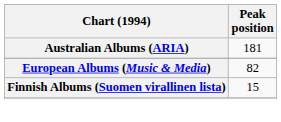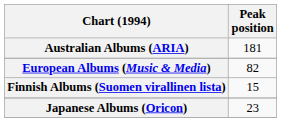+ row: (116, 107)
